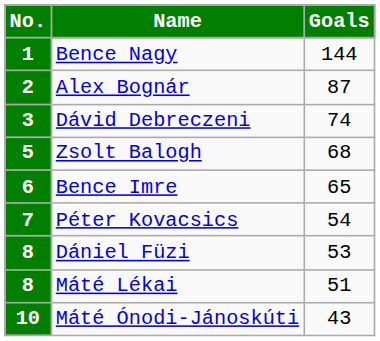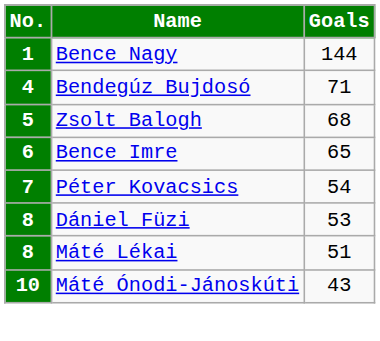- row: (28, 87)
- row: (28, 120)
+ row: (28, 87)
